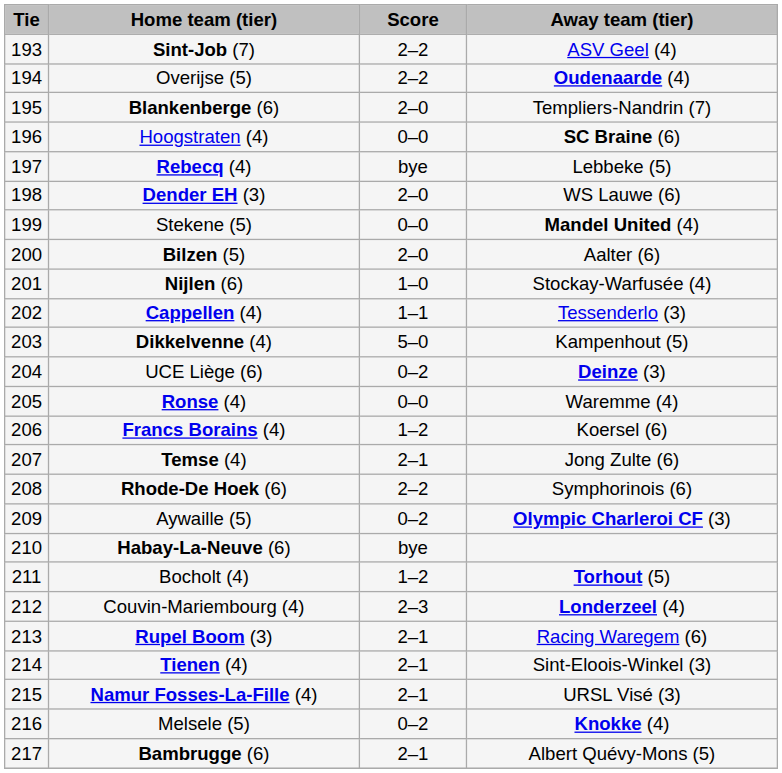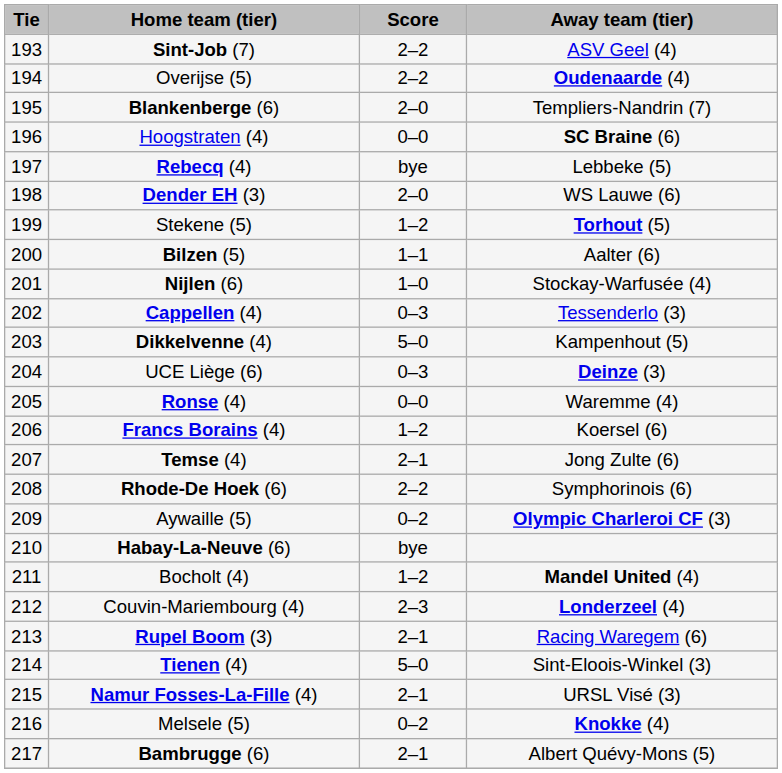(413, 225) 0–0 -> (413, 225) 1–2
(622, 225) Mandel United (4) -> (622, 225) Torhout (5)
(413, 254) 2–0 -> (413, 254) 1–1
(413, 313) 1–1 -> (413, 313) 0–3
(413, 372) 0–2 -> (413, 372) 0–3
(622, 577) Torhout (5) -> (622, 577) Mandel United (4)
(413, 665) 2–1 -> (413, 665) 5–0
